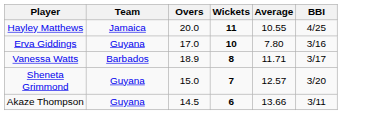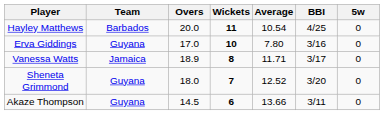+ column: (358, 12)
(127, 28) Jamaica -> (127, 28) Barbados
(274, 28) 10.55 -> (274, 28) 10.54
(127, 59) Barbados -> (127, 59) Jamaica
(189, 80) 15.0 -> (189, 80) 18.0
(274, 80) 12.57 -> (274, 80) 12.52
